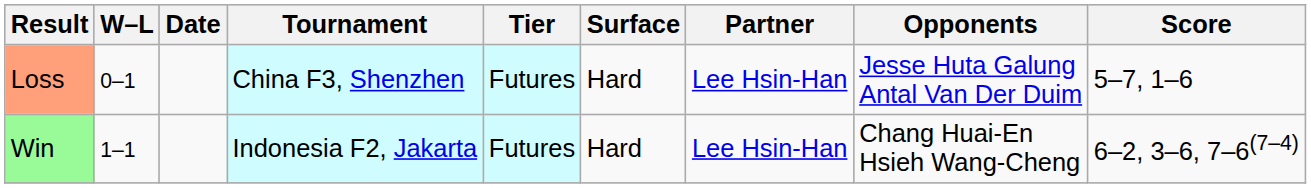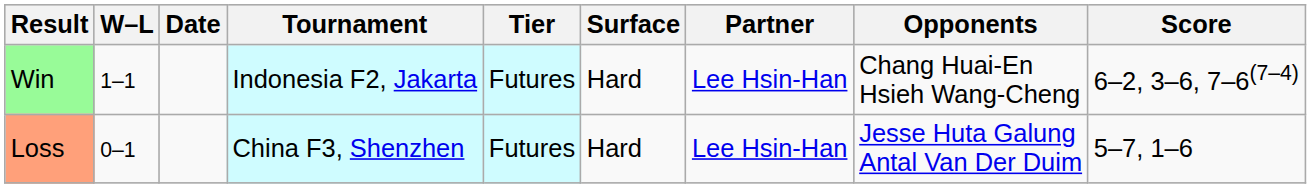rows swapped: (38, 79) <-> (33, 148)
